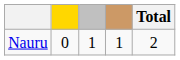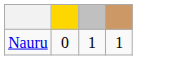- column: (154, 17)
